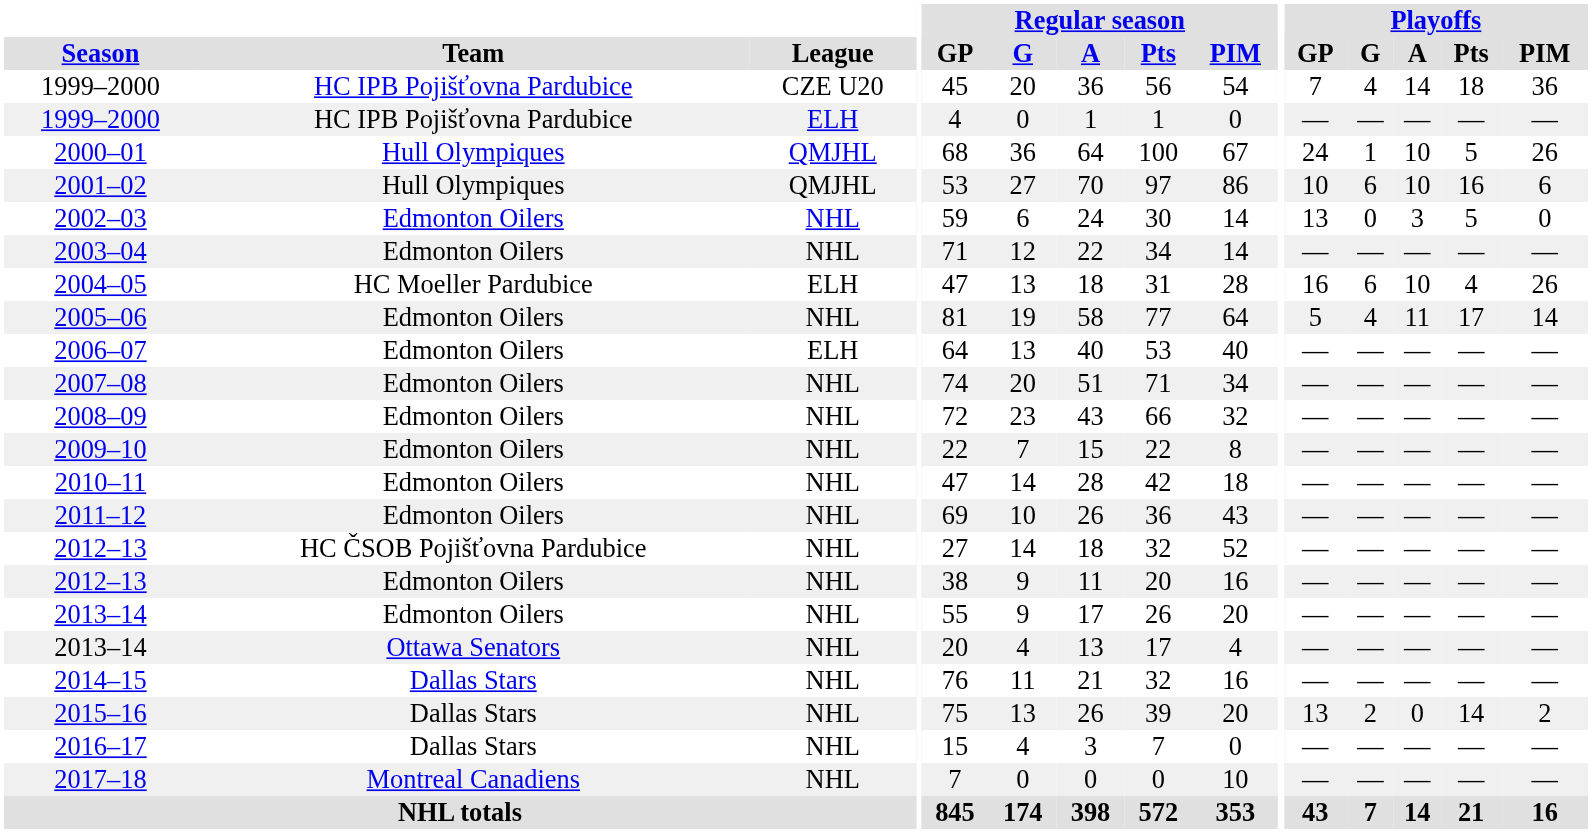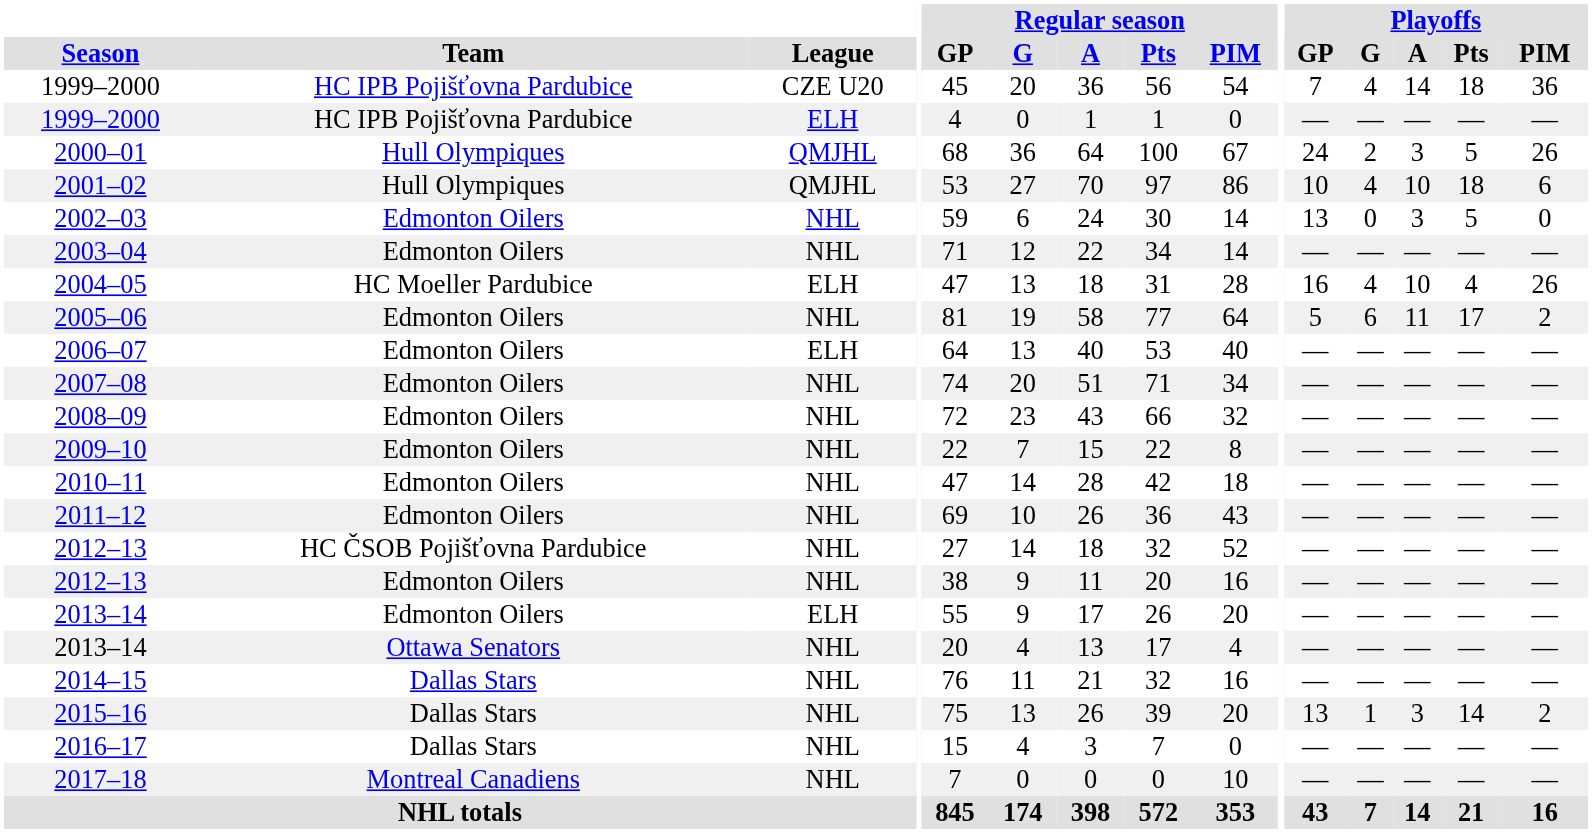(1370, 152) 1 -> (1370, 152) 2
(1417, 152) 10 -> (1417, 152) 3
(1370, 185) 6 -> (1370, 185) 4
(1471, 185) 16 -> (1471, 185) 18
(1370, 284) 6 -> (1370, 284) 4
(1370, 317) 4 -> (1370, 317) 6
(1545, 317) 14 -> (1545, 317) 2
(833, 614) NHL -> (833, 614) ELH
(1370, 713) 2 -> (1370, 713) 1
(1417, 713) 0 -> (1417, 713) 3
